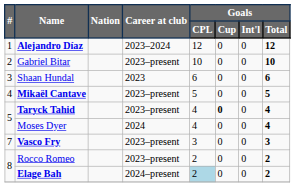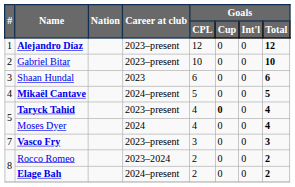(148, 46) 2023–2024 -> (152, 46) 2023–present
(152, 94) 2023–present -> (152, 94) 2024–present
(152, 158) 2023–present -> (148, 158) 2023–2024
(194, 174) lightblue background -> (194, 174) no background
